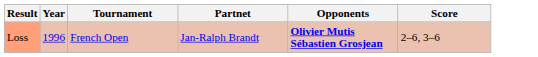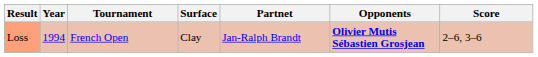+ column: (199, 13)
(54, 37) 1996 -> (54, 37) 1994
